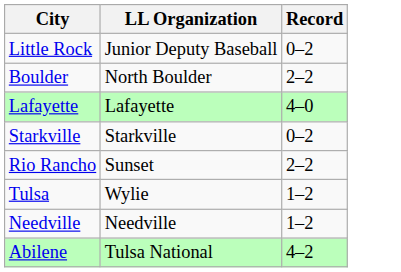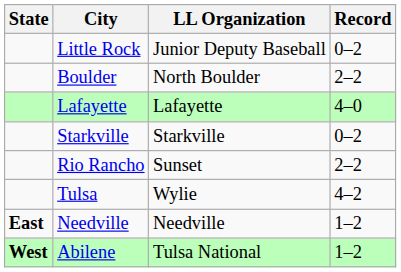+ column: (29, 19)
(300, 194) 1–2 -> (348, 194) 4–2
(300, 252) 4–2 -> (348, 252) 1–2
